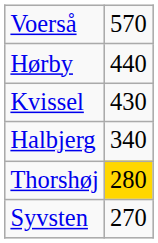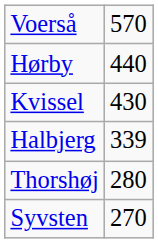(128, 140) 340 -> (128, 140) 339
(128, 179) gold background -> (128, 179) no background
